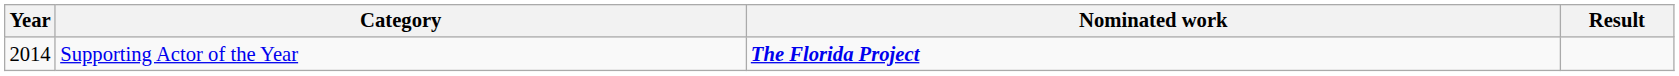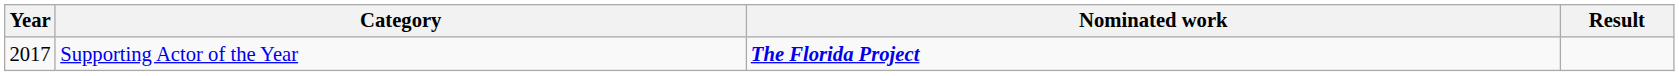(30, 53) 2014 -> (30, 53) 2017
